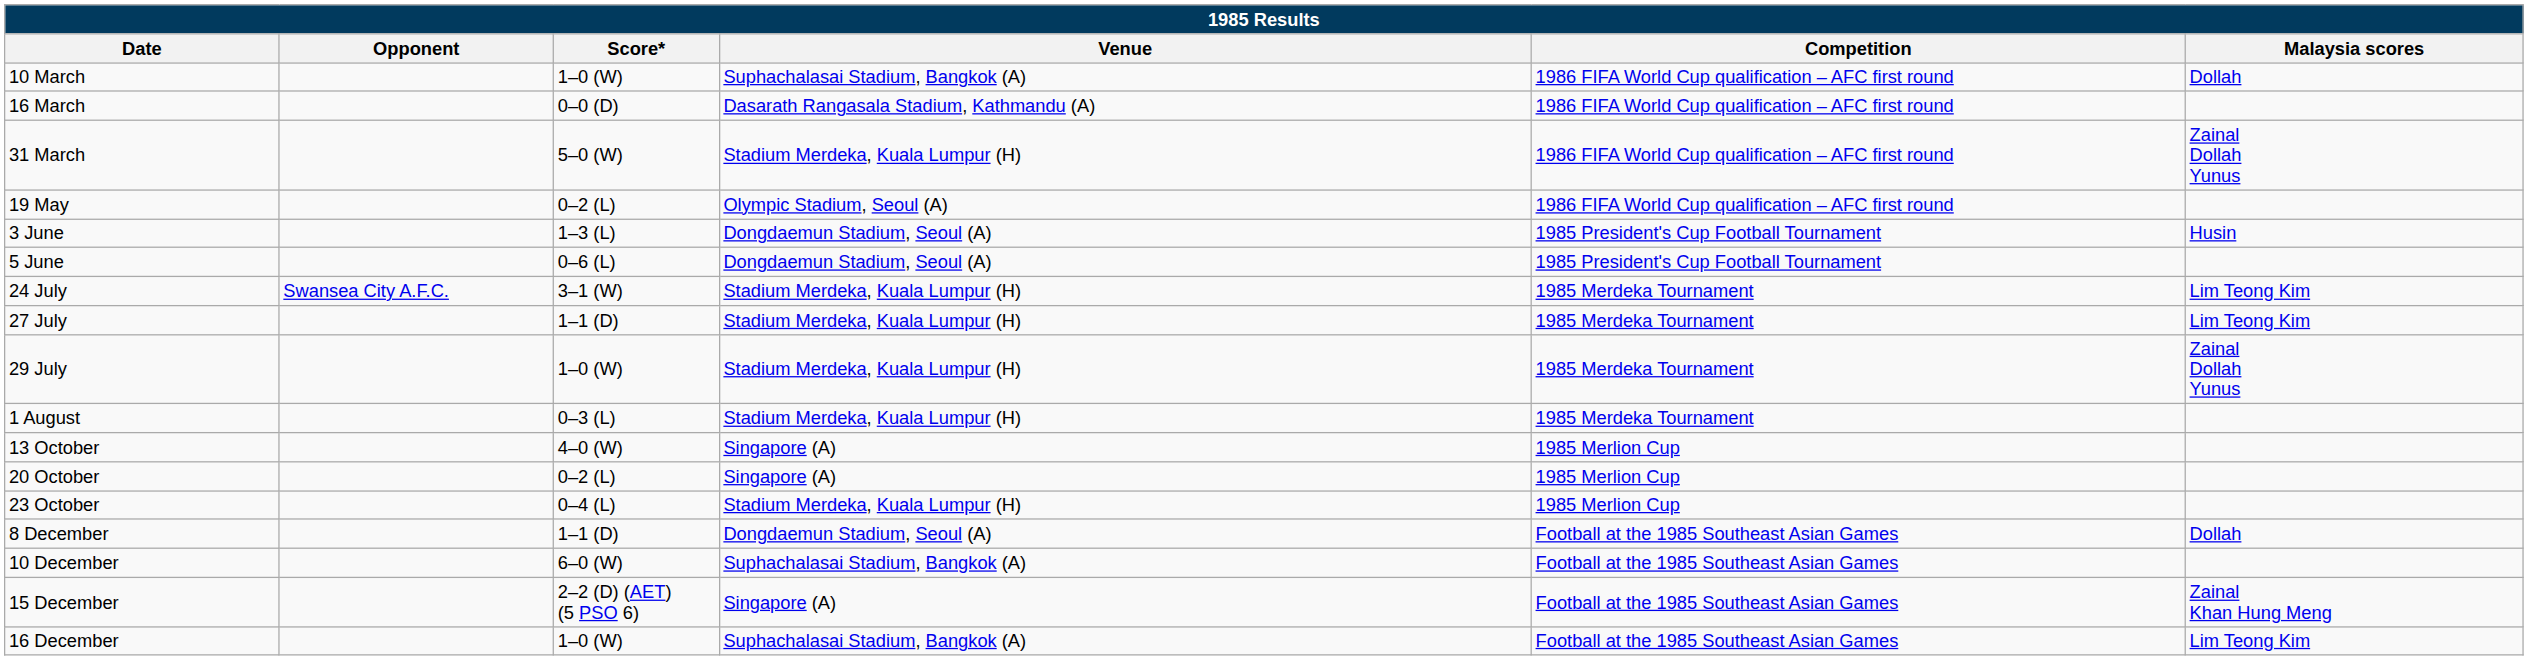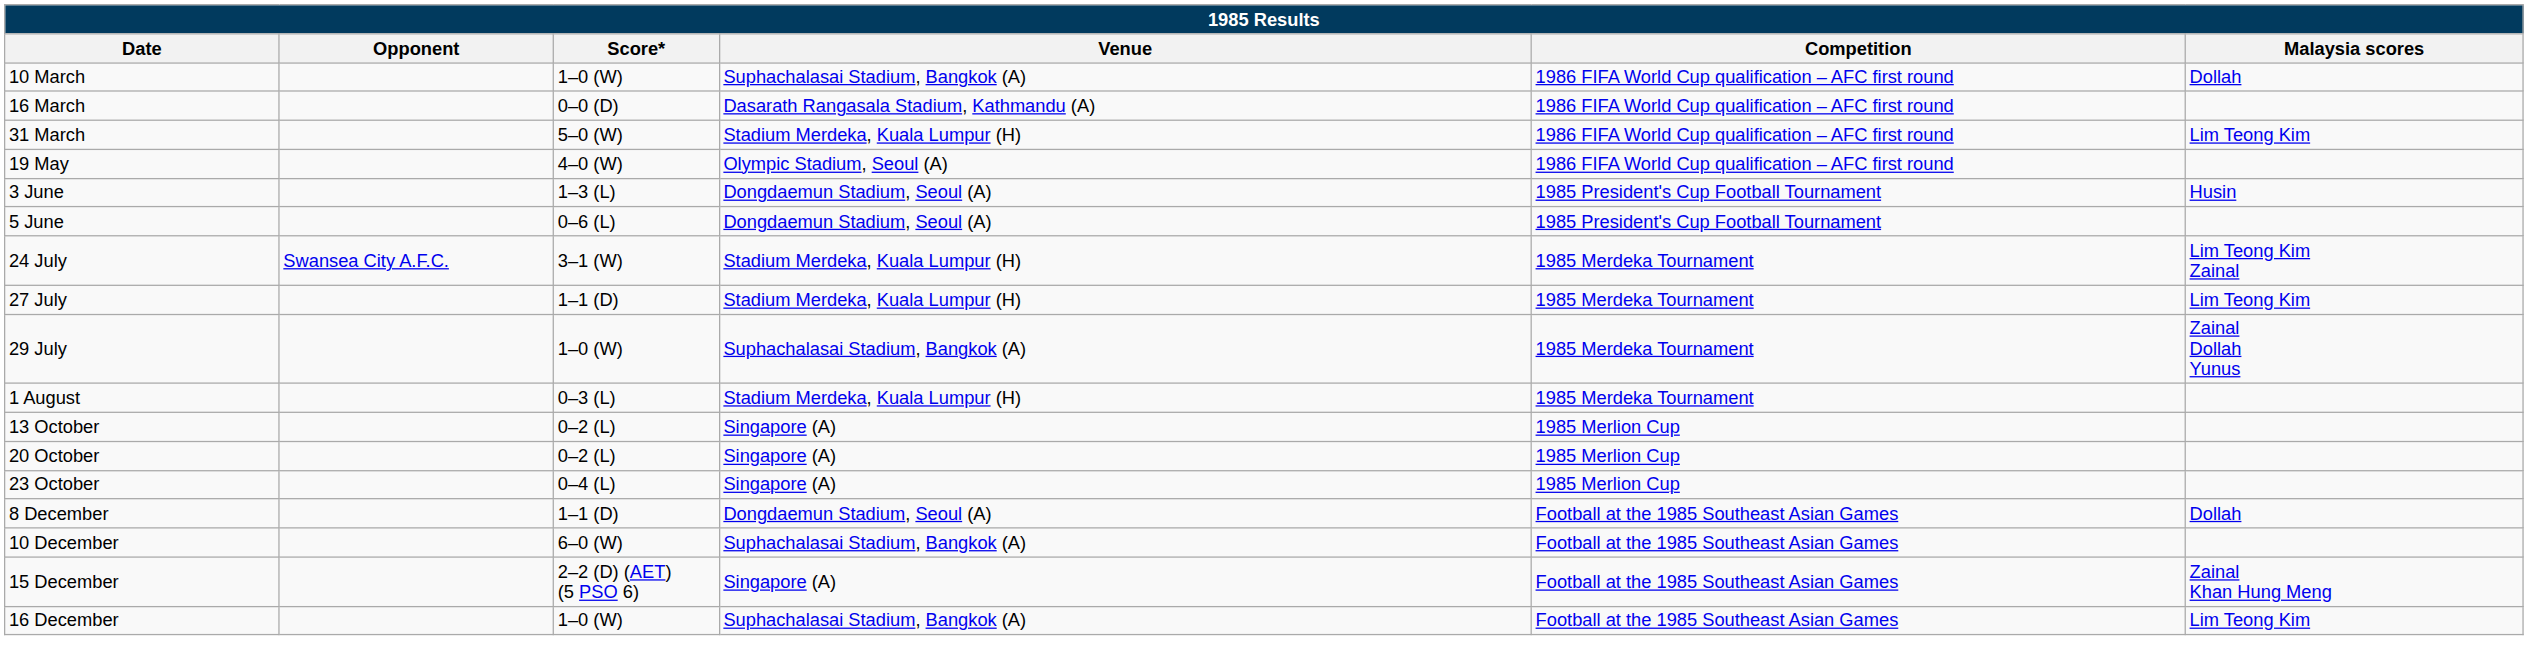(2216, 155) Zainal Dollah Yunus -> (2250, 135) Lim Teong Kim
(587, 205) 0–2 (L) -> (590, 164) 4–0 (W)
(2250, 291) Lim Teong Kim -> (2250, 261) Lim Teong Kim Zainal
(872, 369) Stadium Merdeka, Kuala Lumpur (H) -> (875, 349) Suphachalasai Stadium, Bangkok (A)
(590, 447) 4–0 (W) -> (587, 427) 0–2 (L)
(872, 505) Stadium Merdeka, Kuala Lumpur (H) -> (780, 485) Singapore (A)
